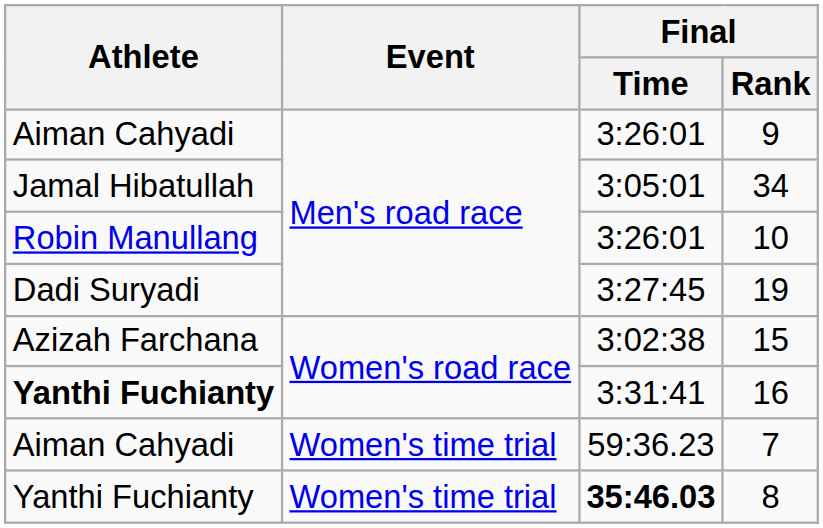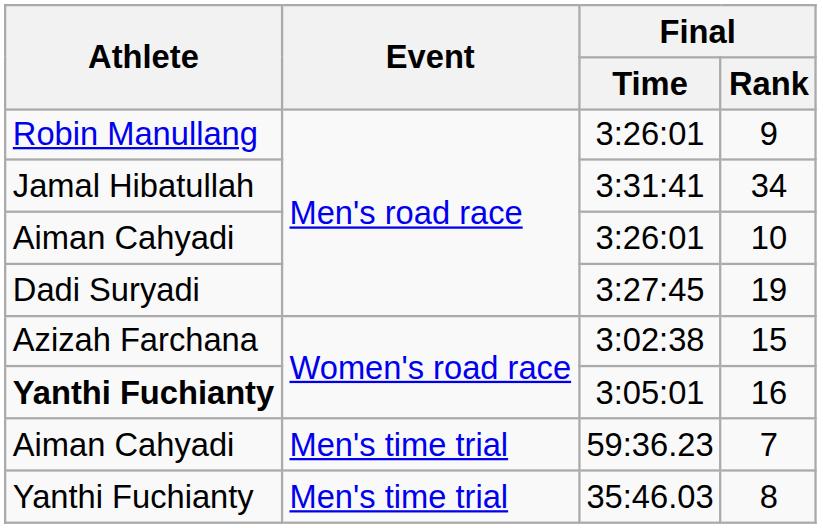(124, 135) Aiman Cahyadi -> (135, 135) Robin Manullang
(651, 186) 3:05:01 -> (650, 186) 3:31:41
(135, 238) Robin Manullang -> (124, 238) Aiman Cahyadi
(651, 393) 3:31:41 -> (650, 393) 3:05:01
(423, 444) Women's time trial -> (399, 444) Men's time trial
(423, 496) Women's time trial -> (399, 496) Men's time trial
(651, 496) bold -> (650, 496) normal
